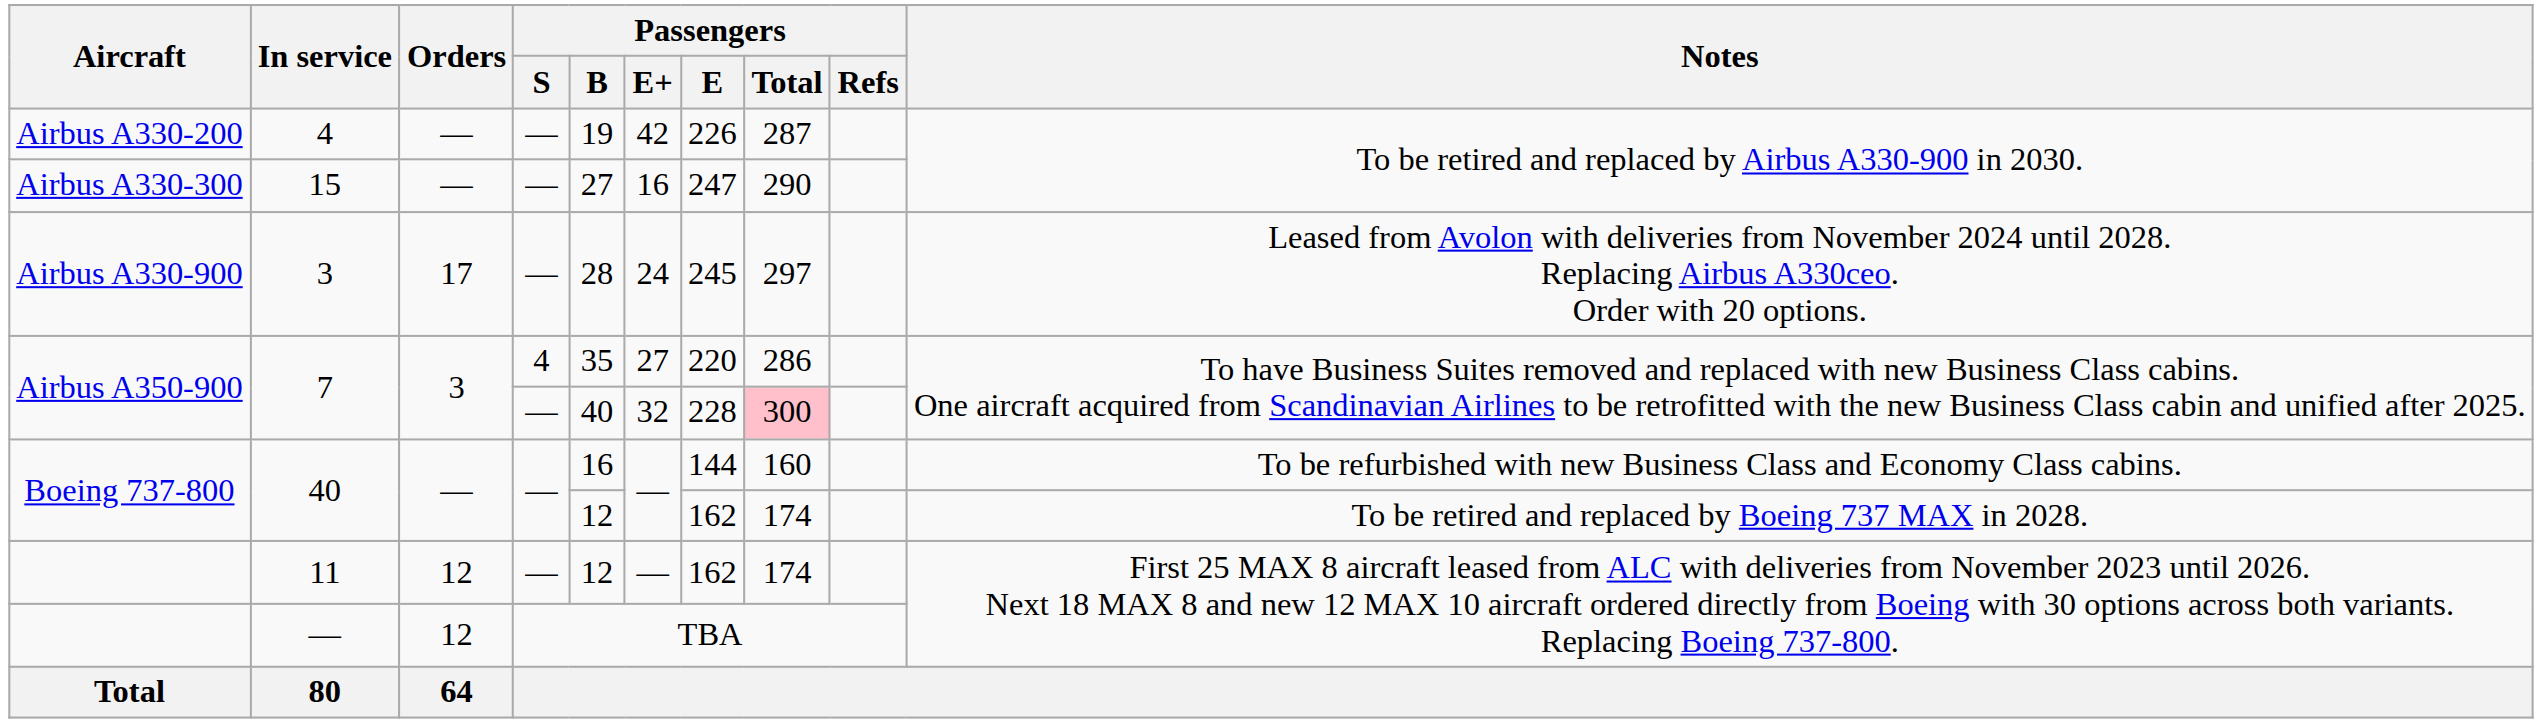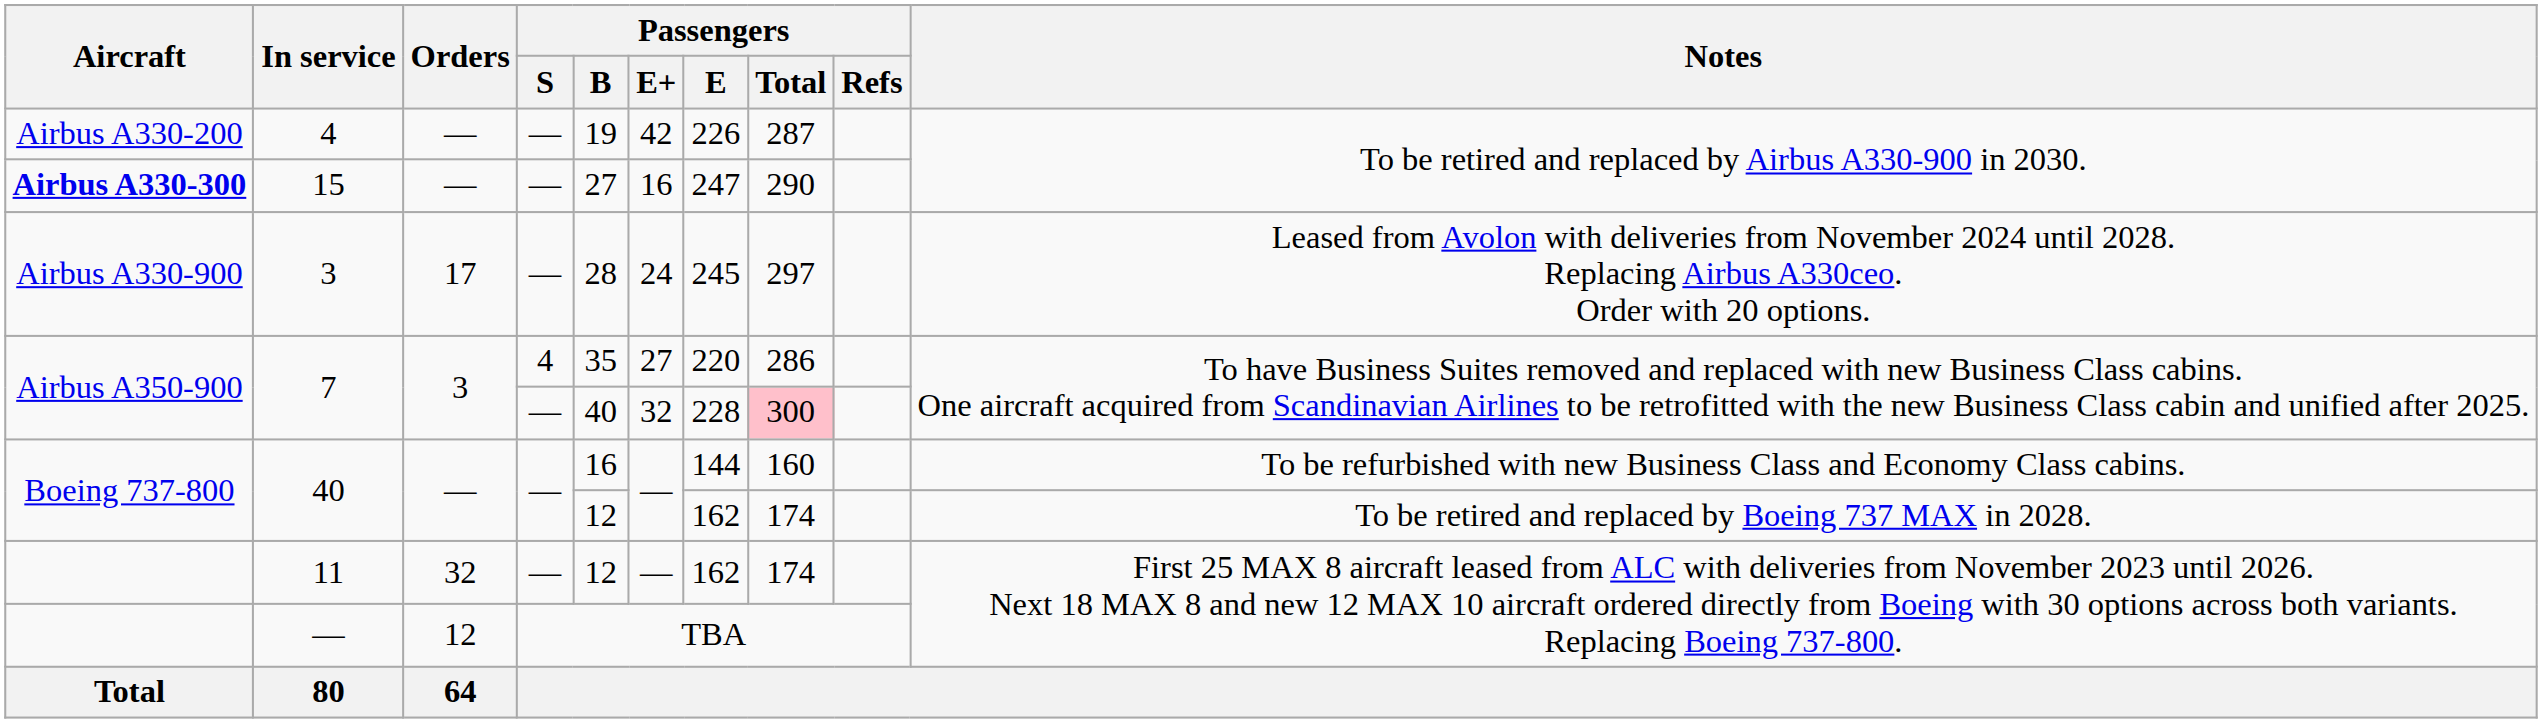(129, 184) normal -> (129, 184) bold
(457, 572) 12 -> (460, 572) 32
